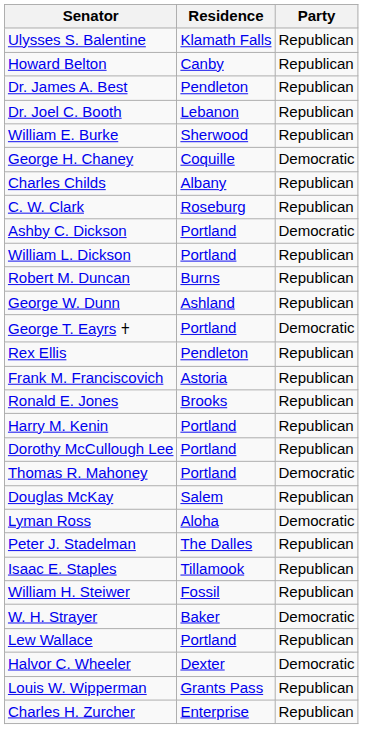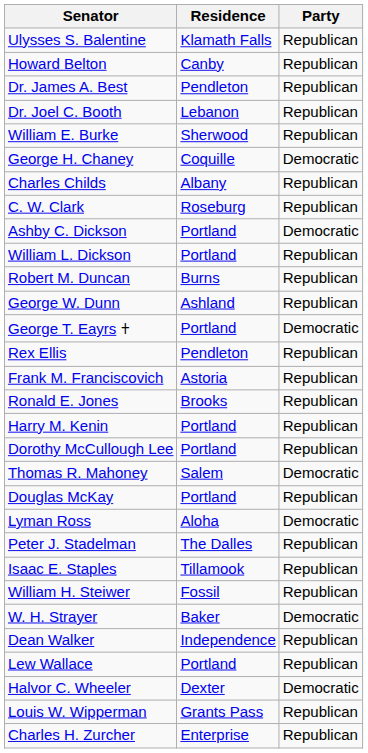(208, 473) Portland -> (202, 473) Salem
(202, 497) Salem -> (208, 497) Portland
+ row: (51, 640)
